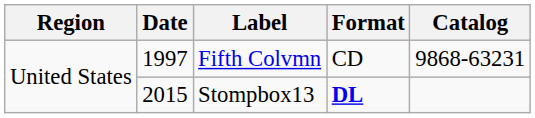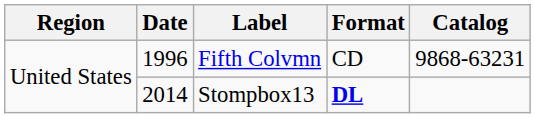(165, 58) 1997 -> (165, 58) 1996
(165, 94) 2015 -> (165, 94) 2014
